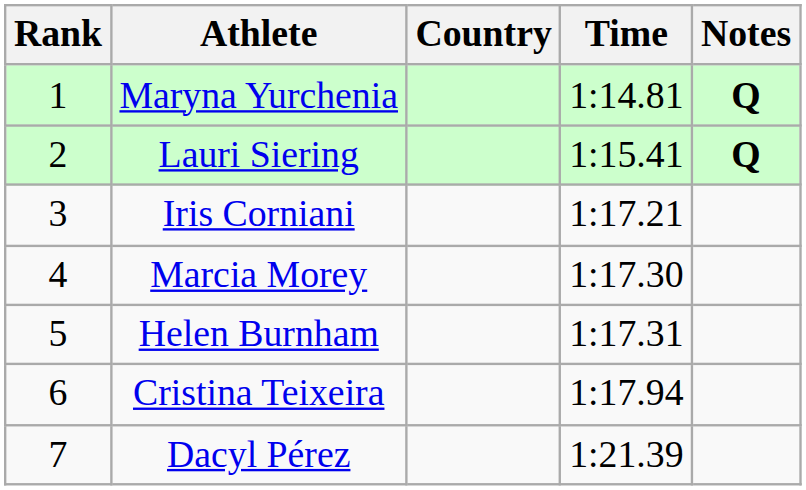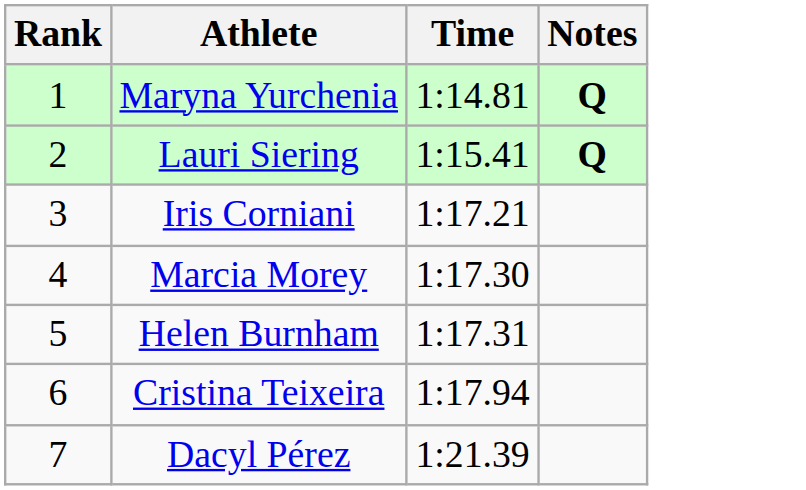- column: (484, 34)
